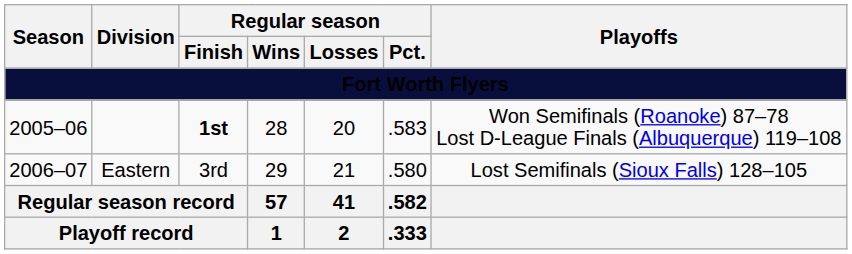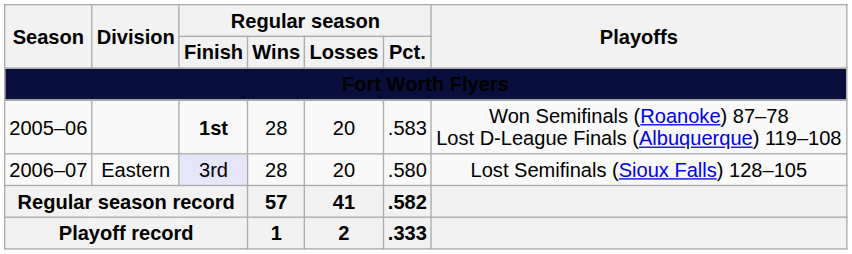(214, 170) no background -> (214, 170) lavender background
(276, 170) 29 -> (276, 170) 28
(344, 170) 21 -> (344, 170) 20
